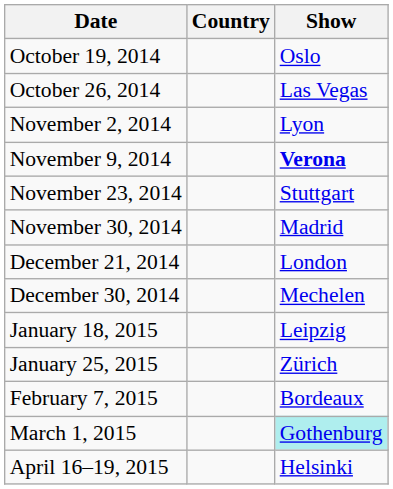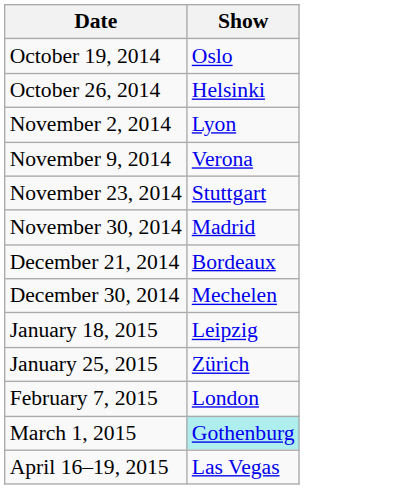- column: (231, 21)
(324, 90) Las Vegas -> (228, 90) Helsinki
(313, 158) bold -> (222, 158) normal
(313, 261) London -> (234, 261) Bordeaux
(322, 398) Bordeaux -> (225, 398) London
(316, 466) Helsinki -> (236, 466) Las Vegas
